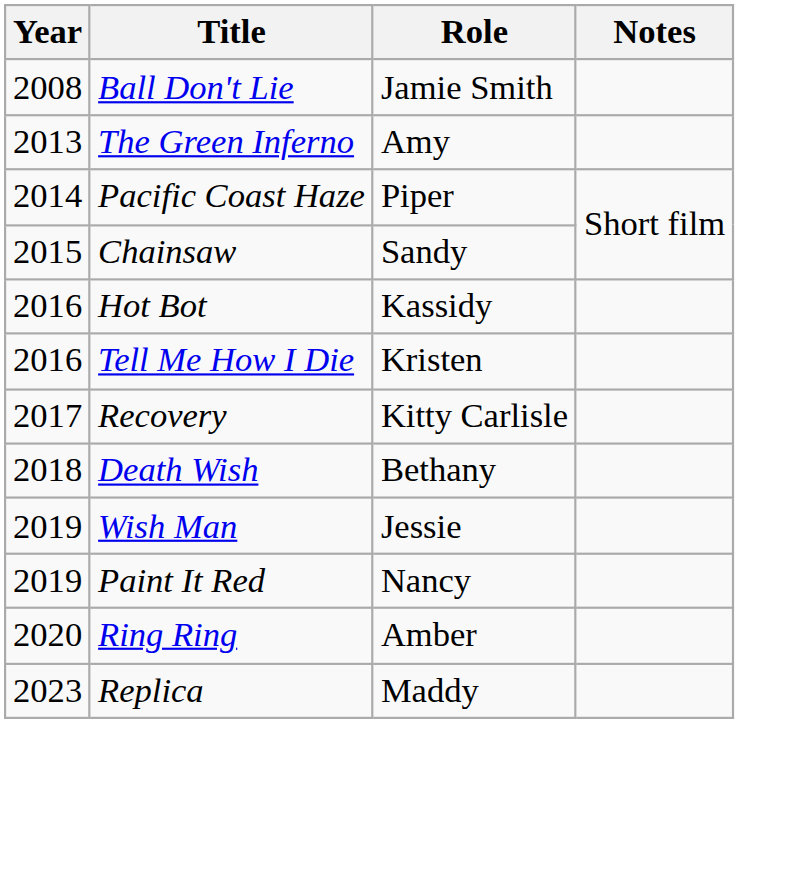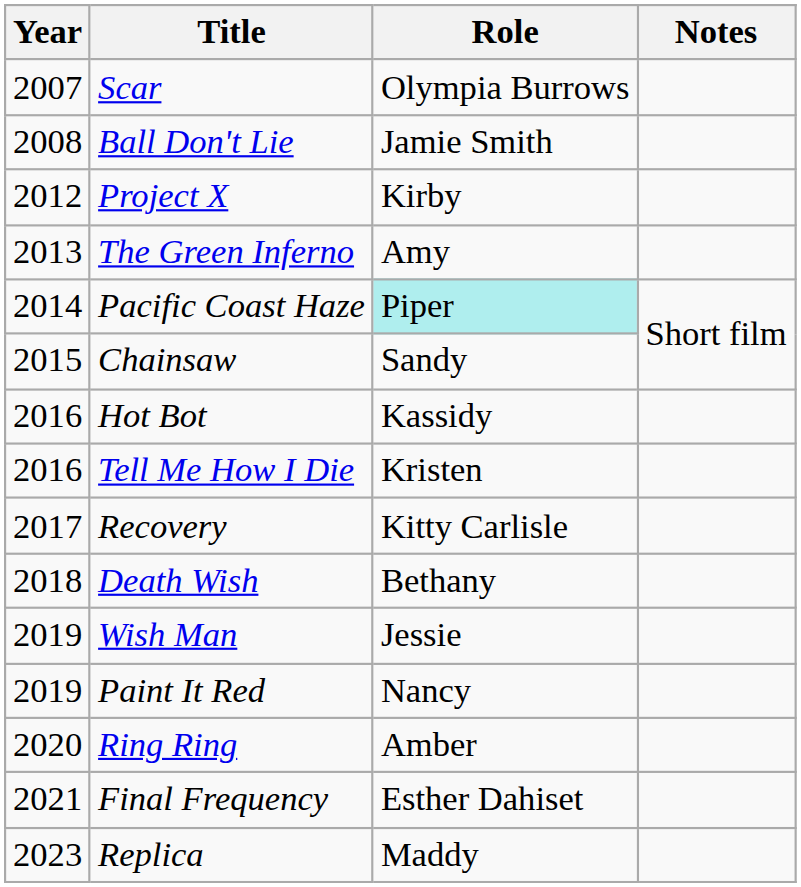+ row: (130, 86)
+ row: (163, 196)
(417, 196) no background -> (417, 305) paleturquoise background
+ row: (213, 799)
